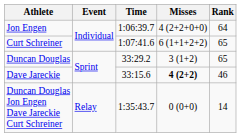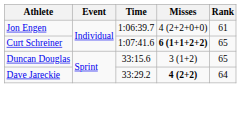(223, 28) 64 -> (223, 28) 61
(183, 44) normal -> (183, 44) bold
(136, 59) 33:29.2 -> (136, 59) 33:15.6
(136, 75) 33:15.6 -> (136, 75) 33:29.2
(223, 75) 46 -> (223, 75) 64
- row: (38, 107)
